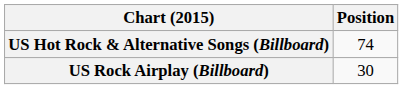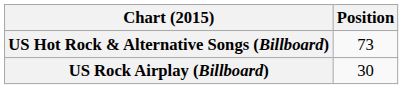(365, 44) 74 -> (365, 44) 73
